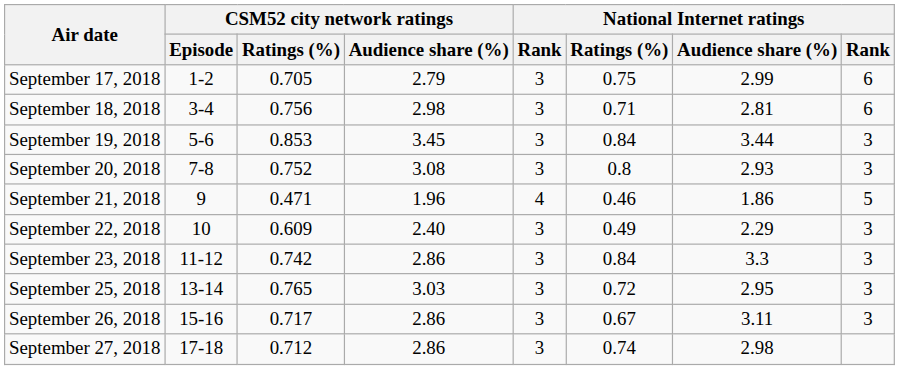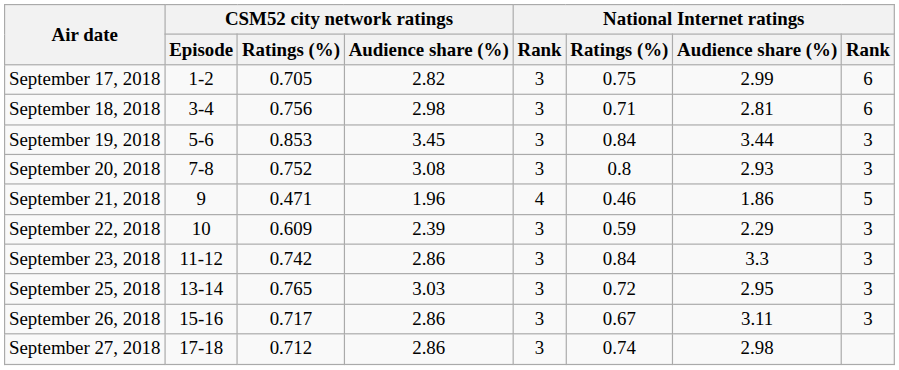(429, 79) 2.79 -> (429, 79) 2.82
(429, 229) 2.40 -> (429, 229) 2.39
(619, 229) 0.49 -> (619, 229) 0.59
